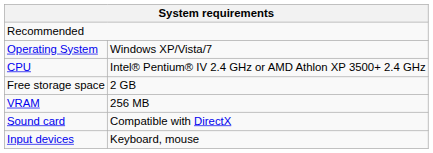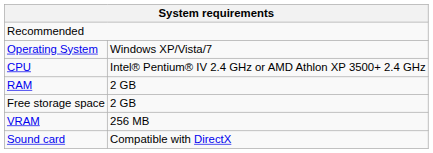+ row: (20, 85)
- row: (40, 139)
